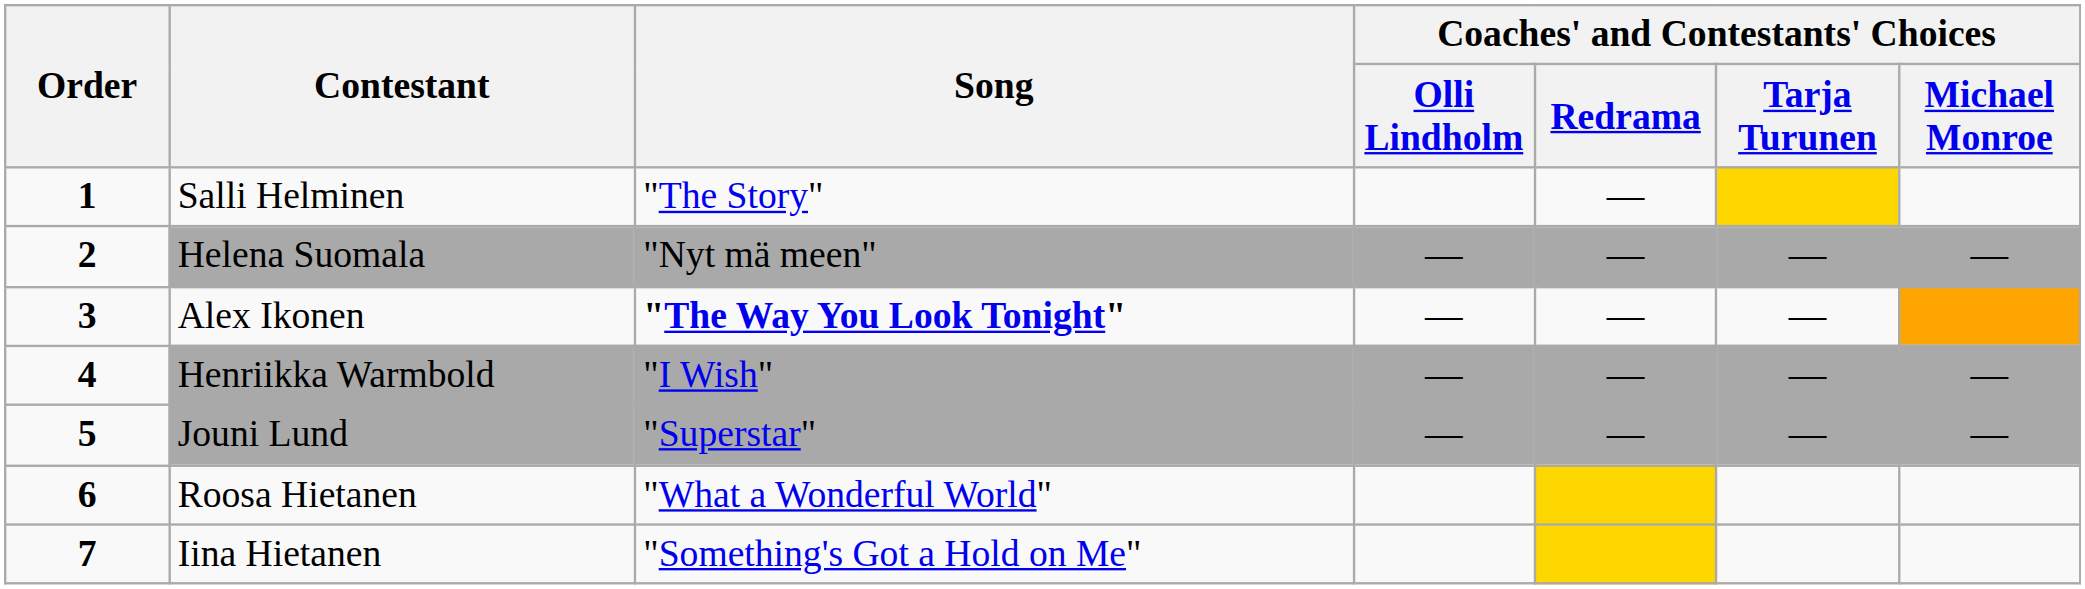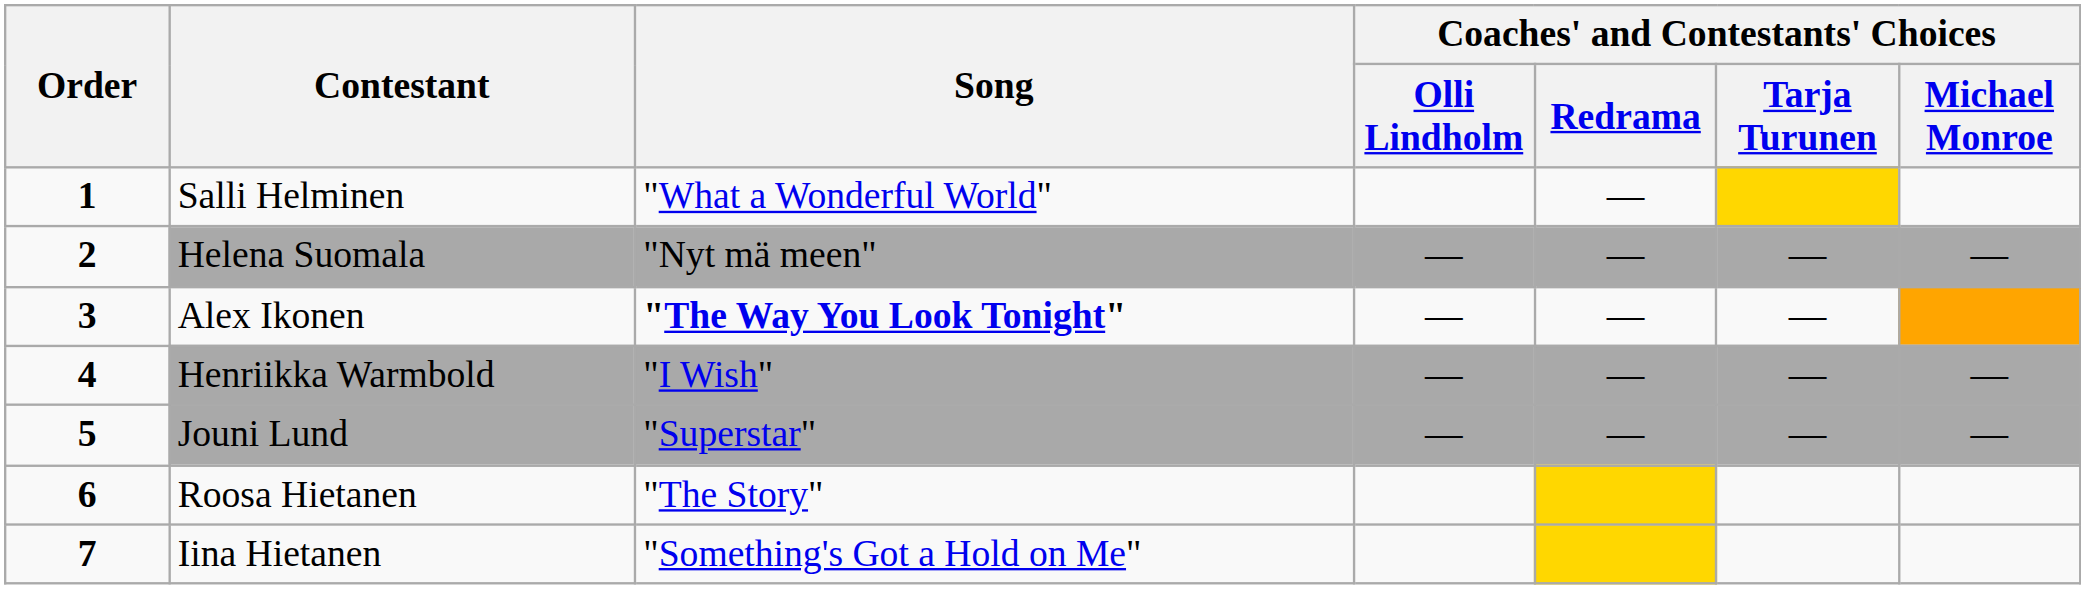(733, 195) "The Story" -> (848, 195) "What a Wonderful World"
(848, 494) "What a Wonderful World" -> (733, 494) "The Story"
